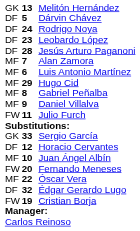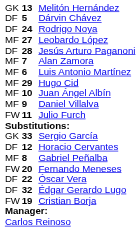(11, 40) DF -> (12, 40) MF
(27, 40) 23 -> (27, 40) 27
rows swapped: (75, 157) <-> (73, 93)
(12, 179) MF -> (11, 179) DF
